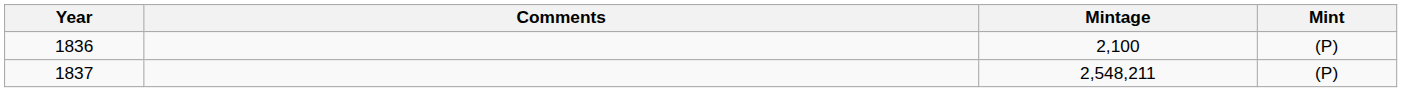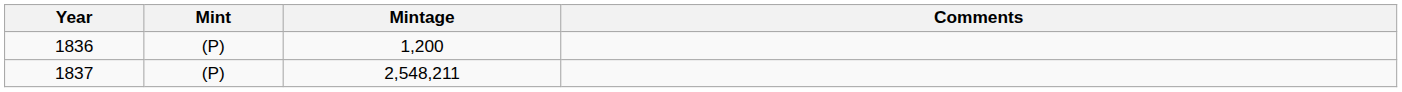columns swapped: (1327, 18) <-> (561, 18)
(1118, 45) 2,100 -> (422, 45) 1,200
